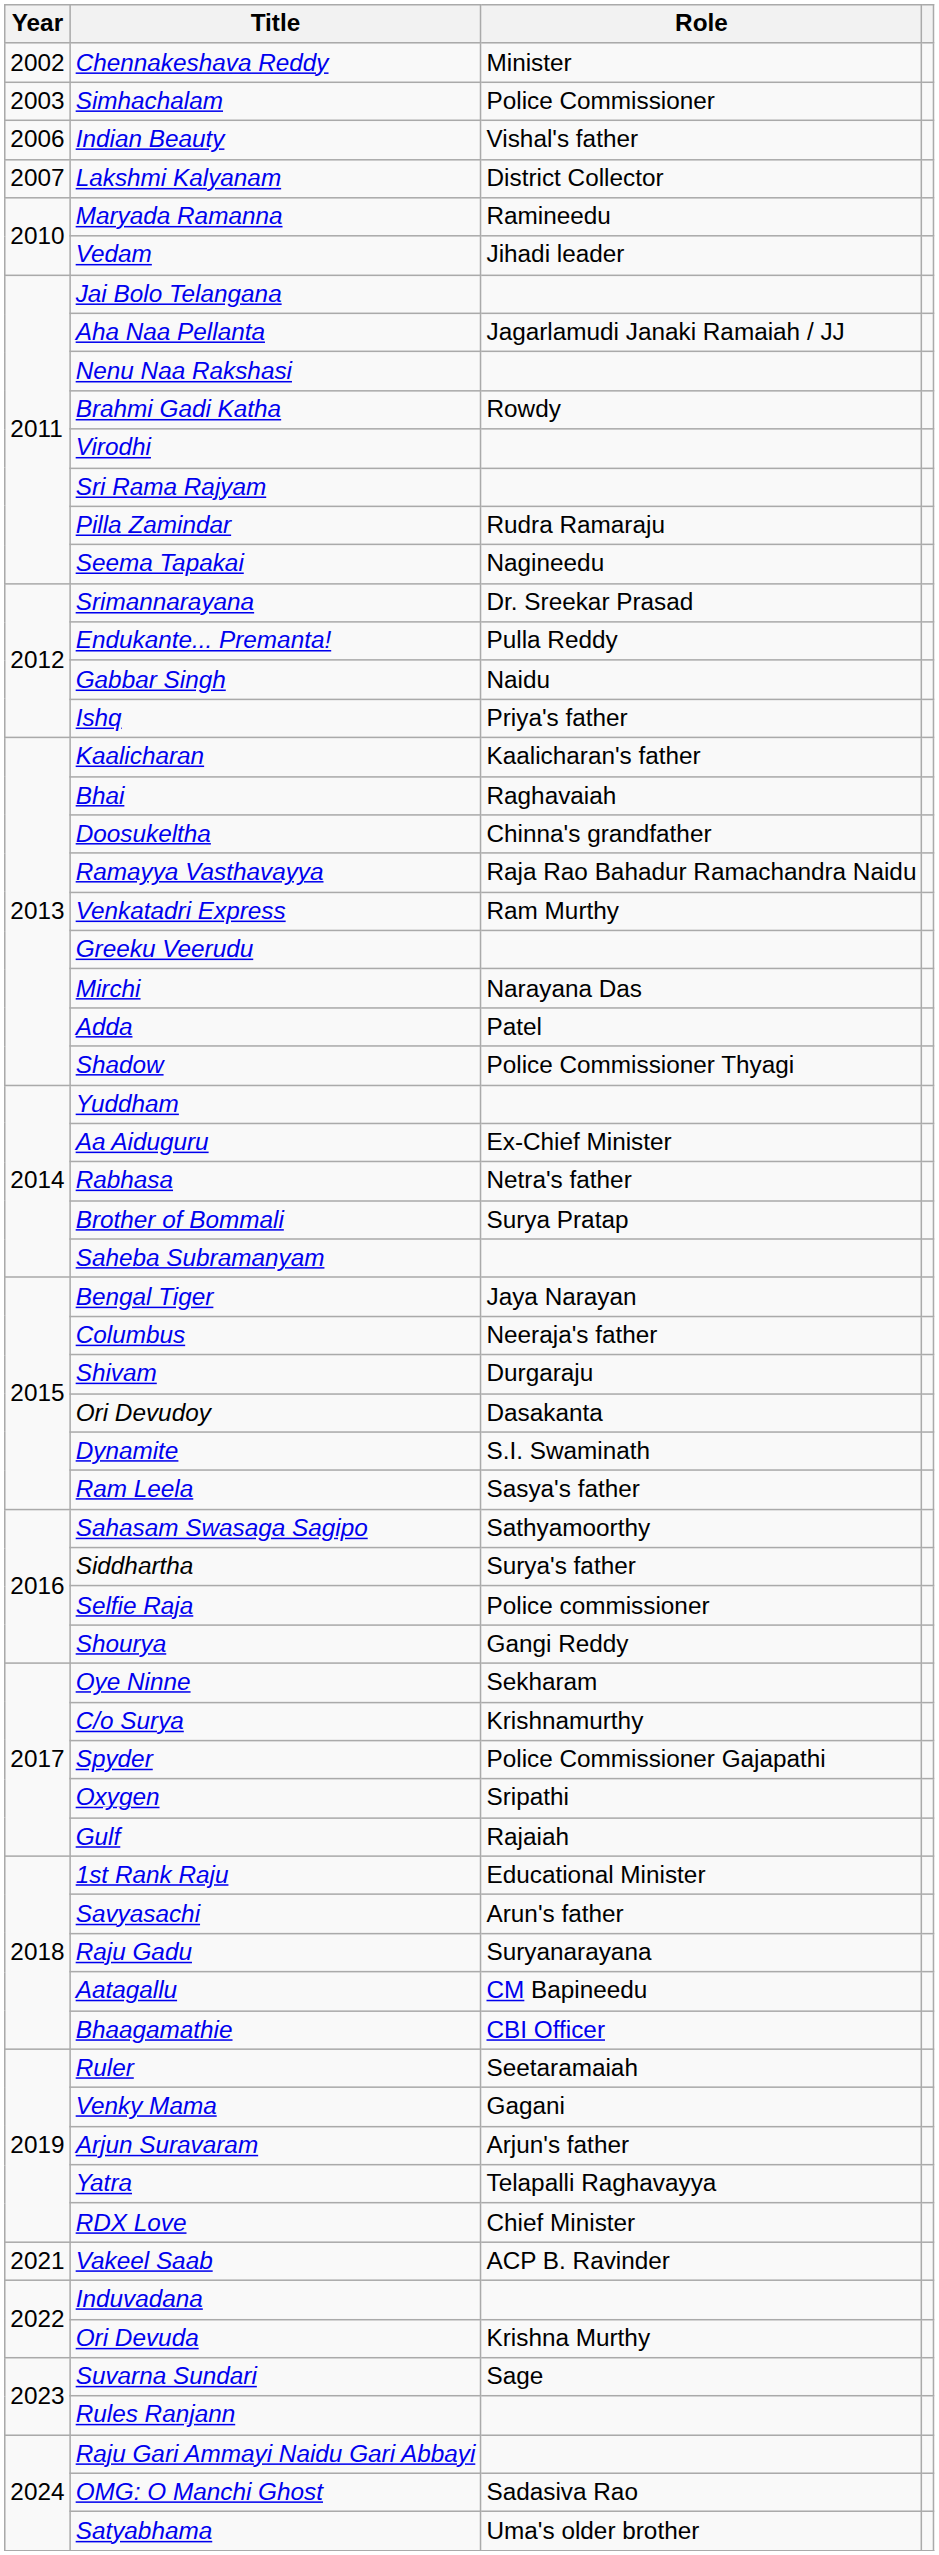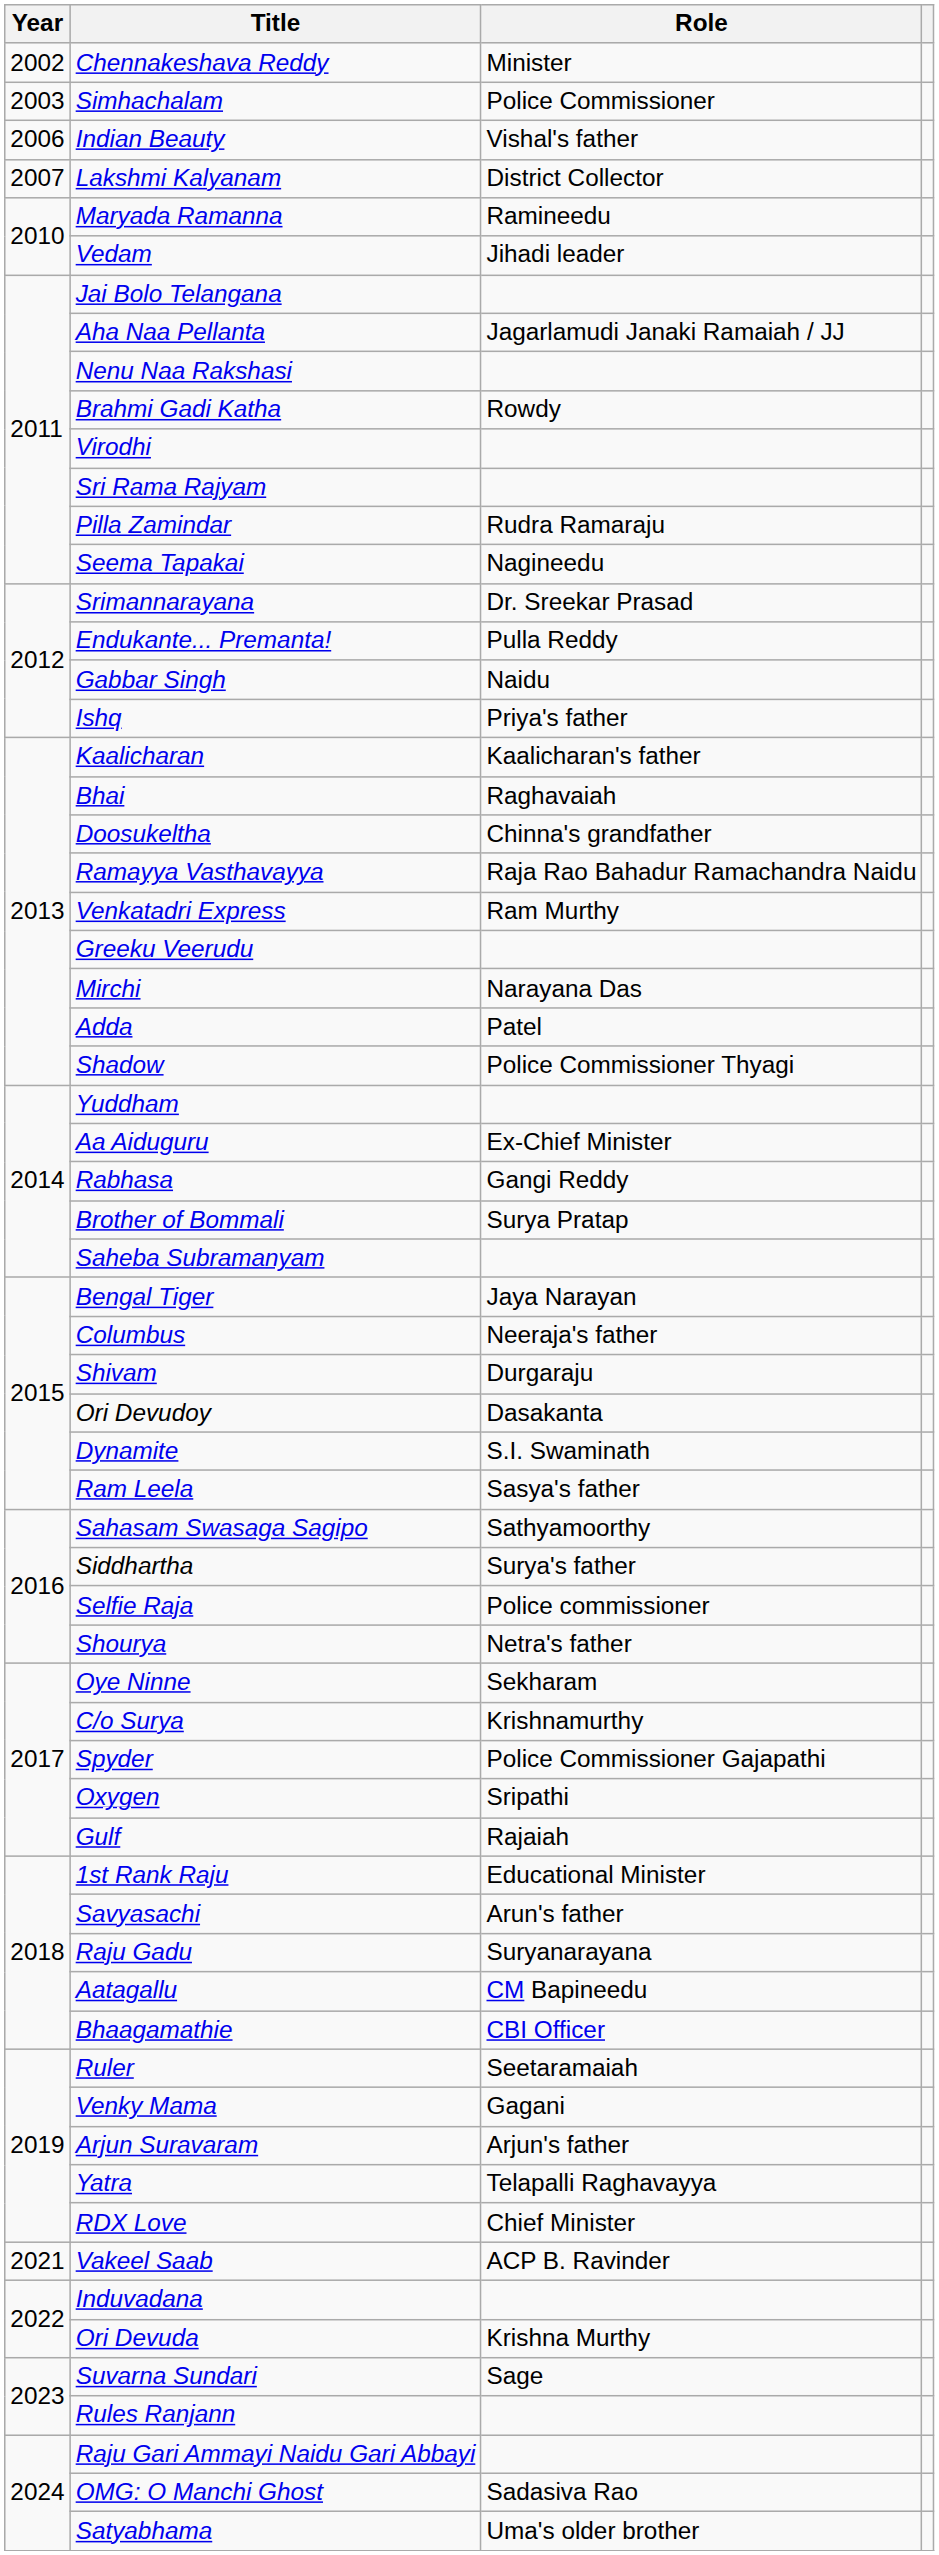(559, 1180) Netra's father -> (557, 1180) Gangi Reddy
(557, 1643) Gangi Reddy -> (559, 1643) Netra's father
